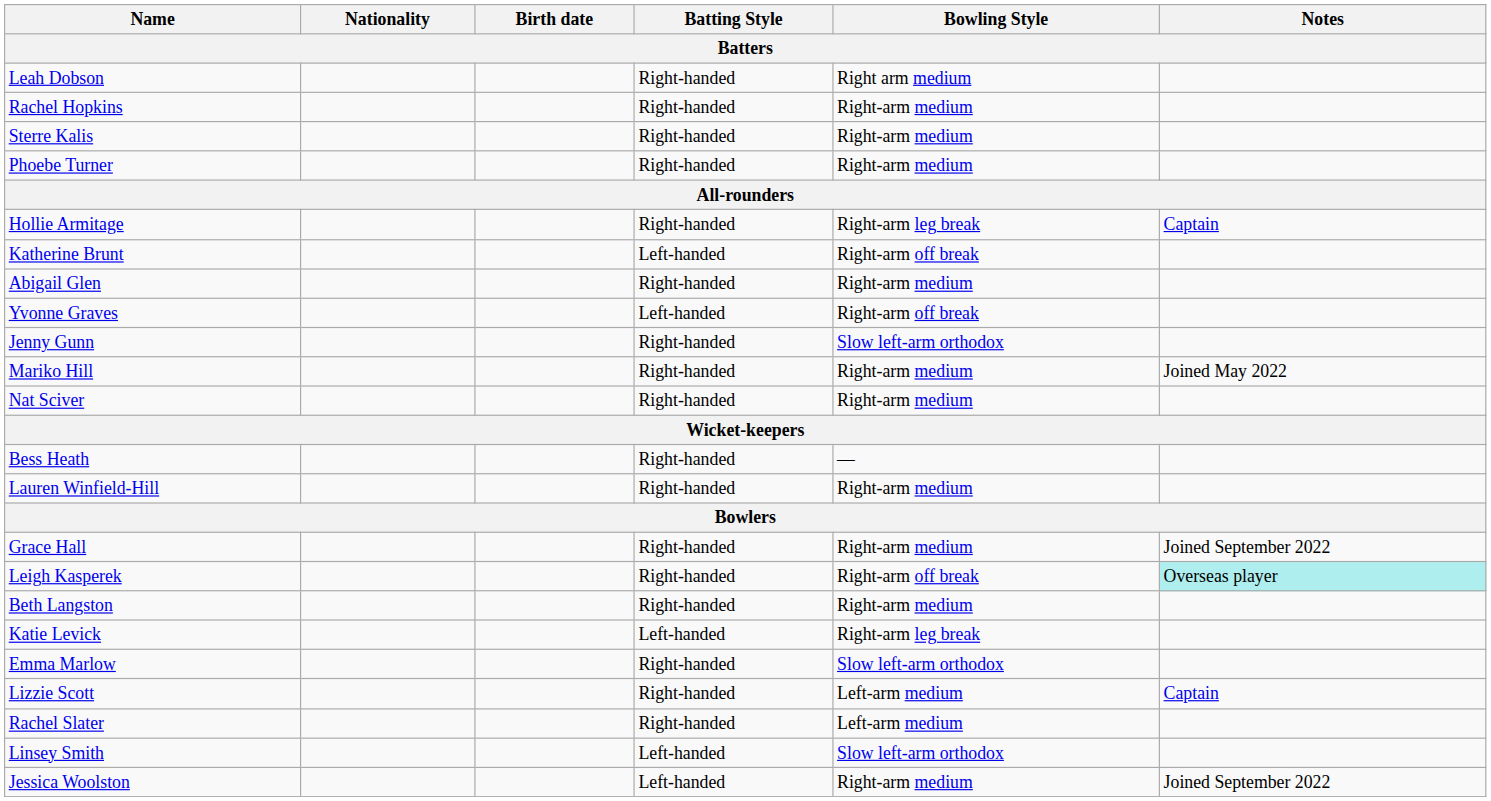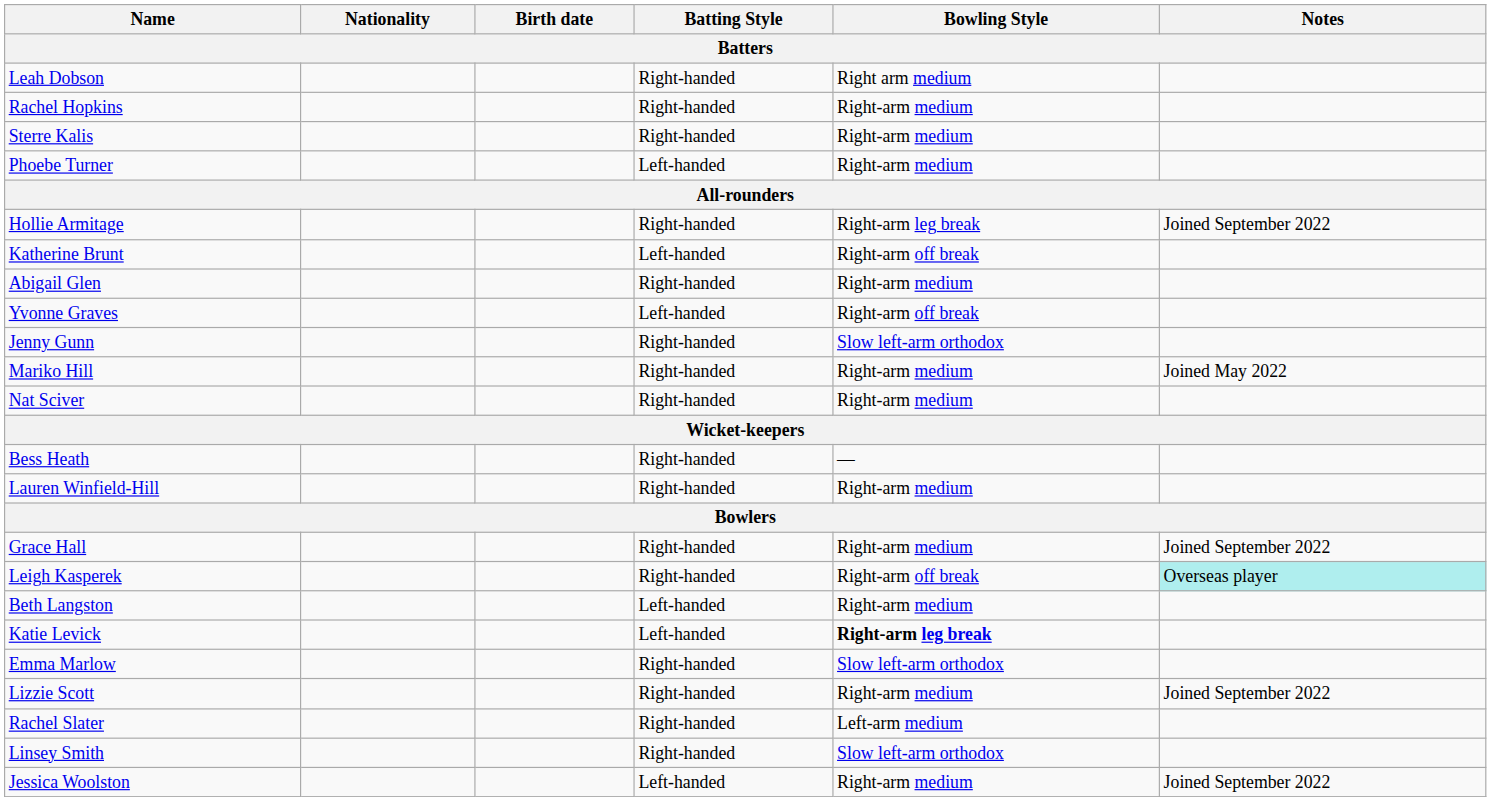(687, 165) Right-handed -> (682, 165) Left-handed
(1191, 224) Captain -> (1247, 224) Joined September 2022
(687, 605) Right-handed -> (682, 605) Left-handed
(909, 635) normal -> (914, 635) bold
(900, 693) Left-arm medium -> (905, 693) Right-arm medium
(1191, 693) Captain -> (1247, 693) Joined September 2022
(682, 752) Left-handed -> (687, 752) Right-handed
